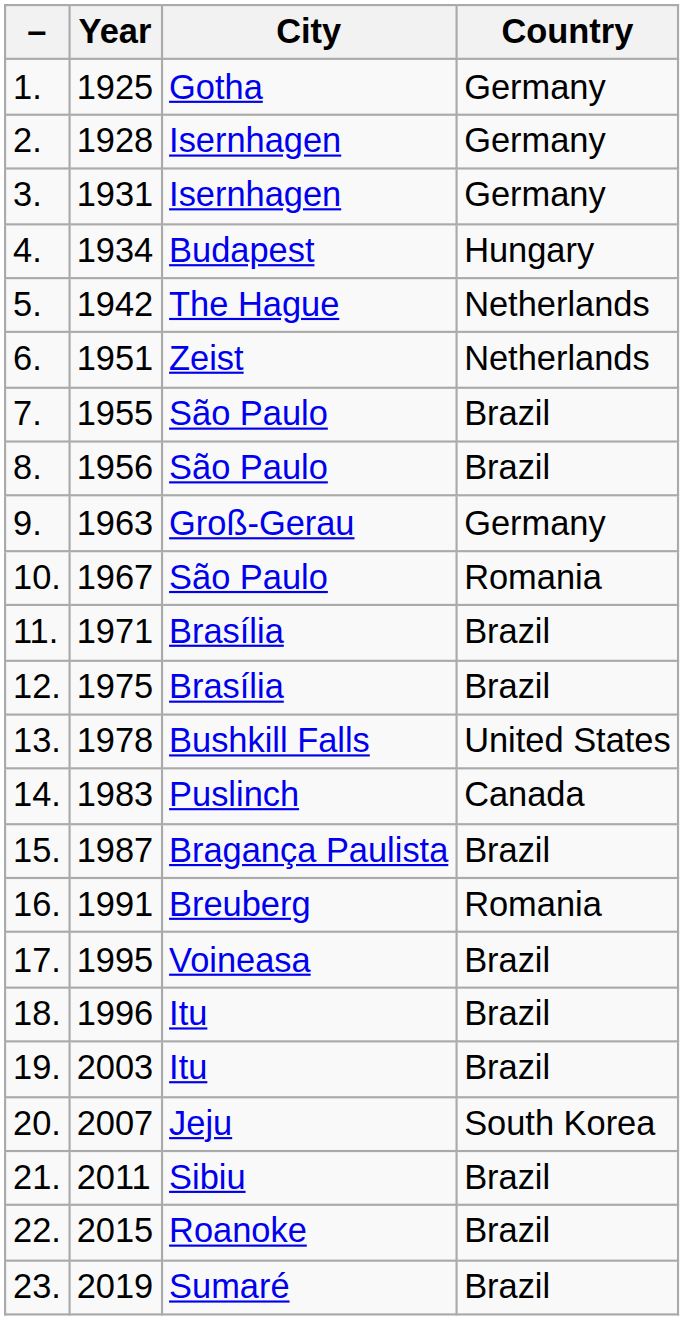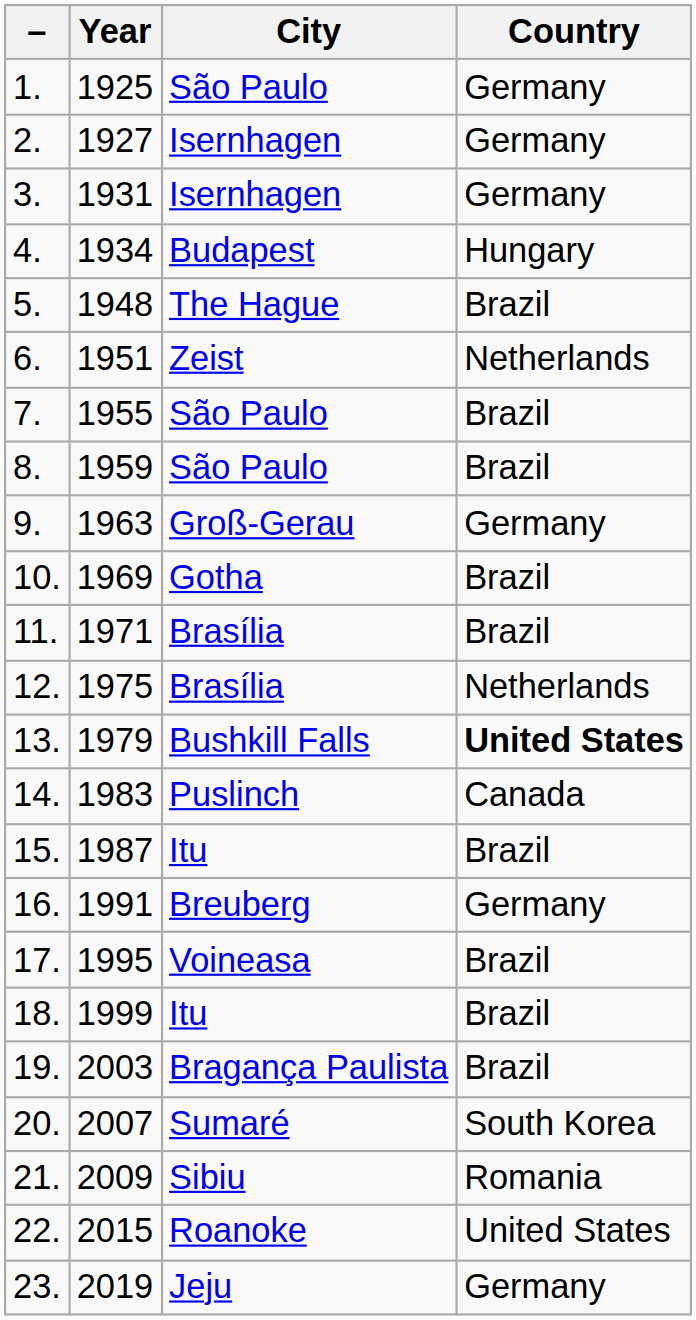(216, 86) Gotha -> (248, 86) São Paulo
(115, 140) 1928 -> (115, 140) 1927
(115, 304) 1942 -> (115, 304) 1948
(557, 304) Netherlands -> (507, 304) Brazil
(115, 468) 1956 -> (115, 468) 1959
(115, 577) 1967 -> (115, 577) 1969
(248, 577) São Paulo -> (216, 577) Gotha
(533, 577) Romania -> (507, 577) Brazil
(507, 686) Brazil -> (557, 686) Netherlands
(115, 741) 1978 -> (115, 741) 1979
(567, 741) normal -> (574, 741) bold
(309, 850) Bragança Paulista -> (188, 850) Itu
(533, 904) Romania -> (535, 904) Germany
(115, 1013) 1996 -> (115, 1013) 1999
(188, 1068) Itu -> (309, 1068) Bragança Paulista
(201, 1122) Jeju -> (229, 1122) Sumaré
(114, 1177) 2011 -> (115, 1177) 2009
(507, 1177) Brazil -> (533, 1177) Romania
(507, 1232) Brazil -> (567, 1232) United States
(229, 1286) Sumaré -> (201, 1286) Jeju
(507, 1286) Brazil -> (535, 1286) Germany
